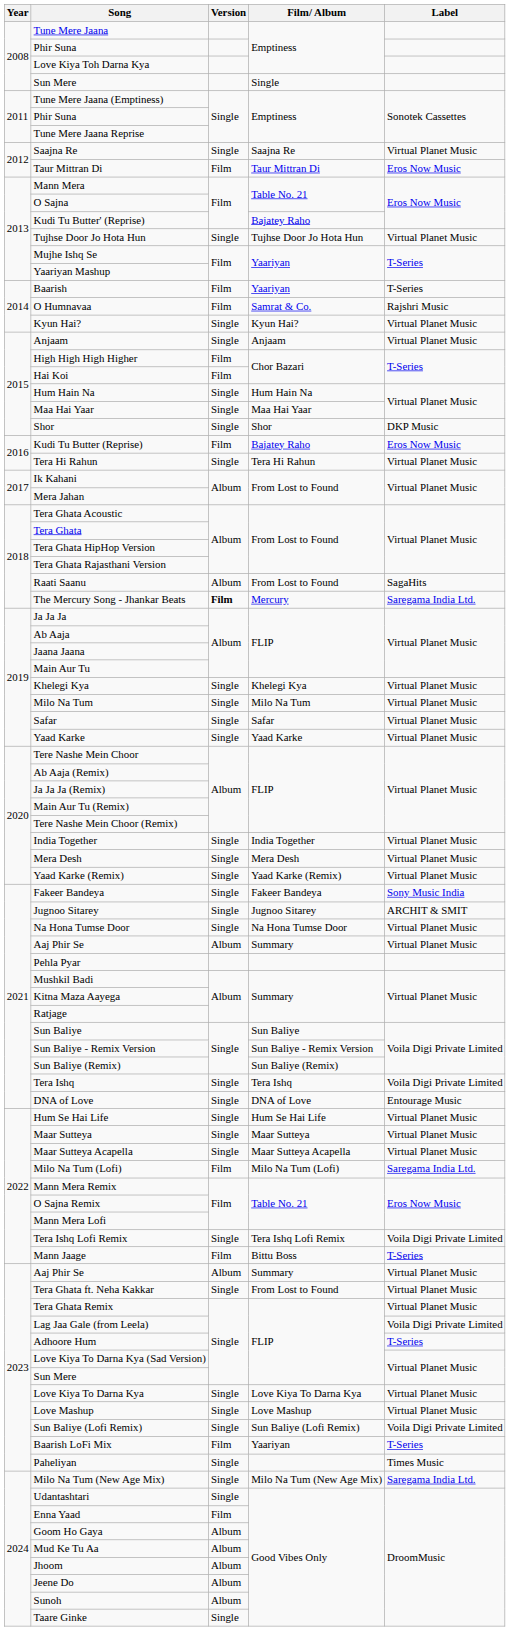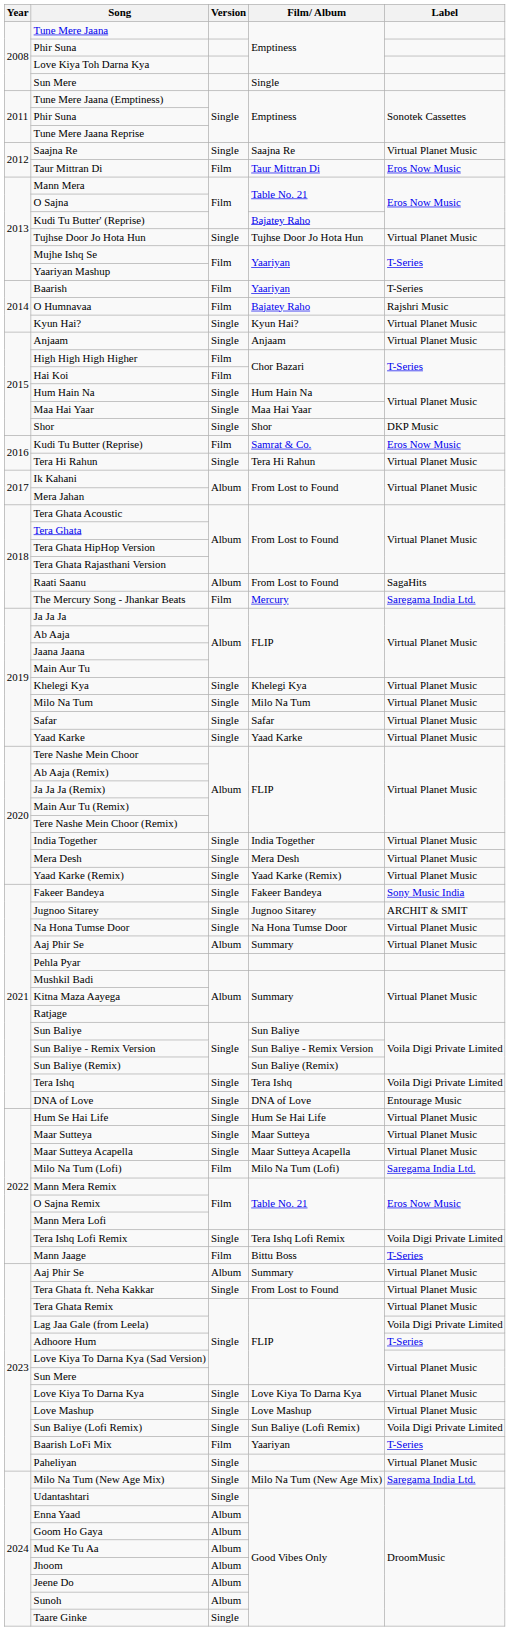(281, 306) Samrat & Co. -> (281, 306) Bajatey Raho
(281, 444) Bajatey Raho -> (281, 444) Samrat & Co.
(222, 599) bold -> (221, 599) normal
(415, 1462) Times Music -> (432, 1462) Virtual Planet Music
(221, 1514) Film -> (226, 1514) Album
